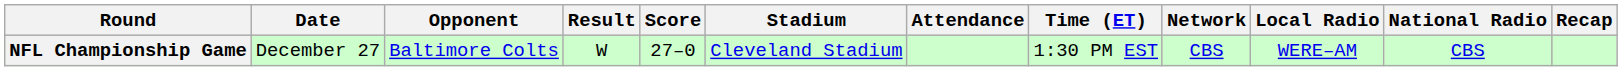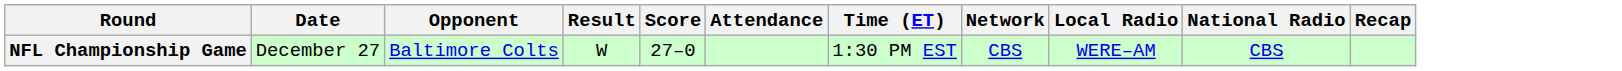- column: (806, 20)
